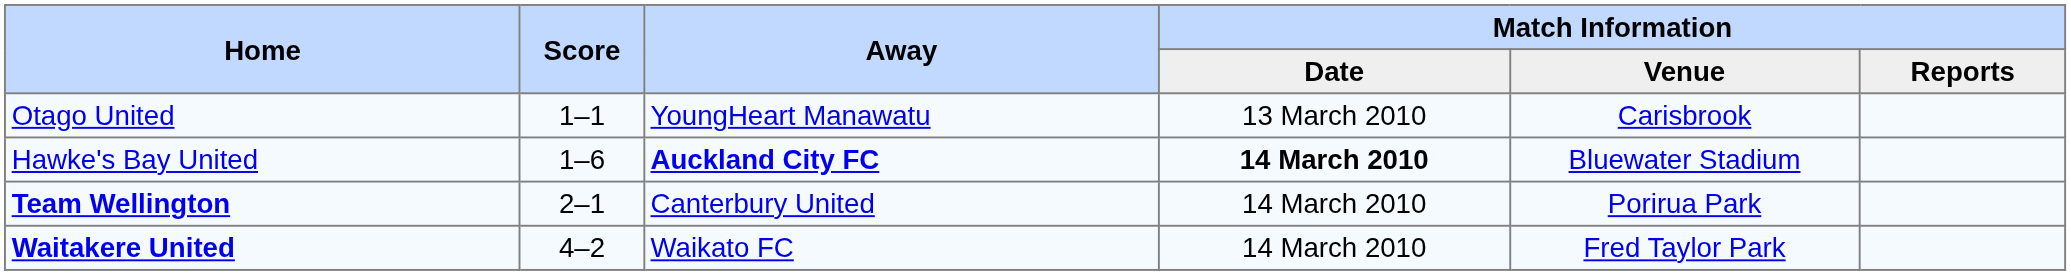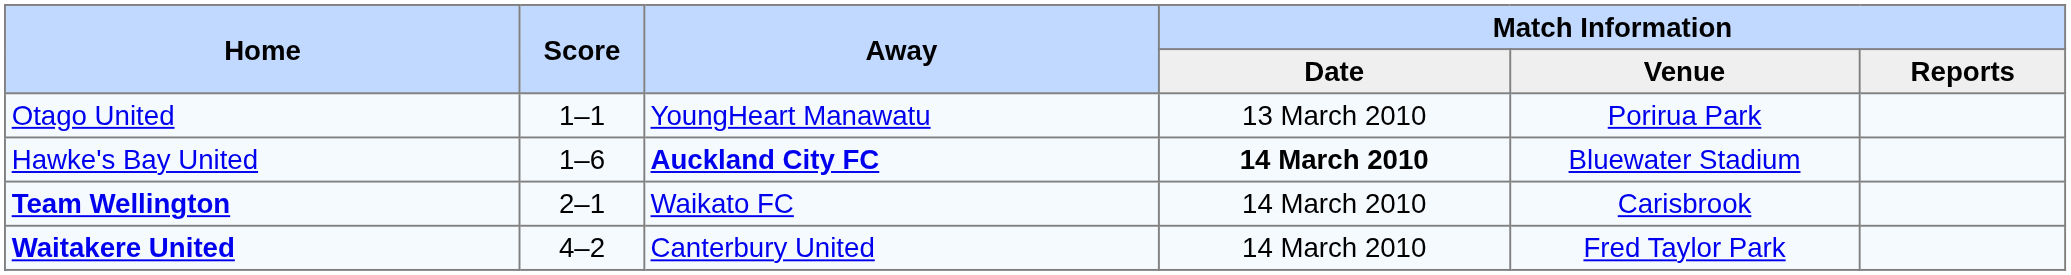(1685, 115) Carisbrook -> (1685, 115) Porirua Park
(763, 204) Canterbury United -> (722, 204) Waikato FC
(1685, 204) Porirua Park -> (1685, 204) Carisbrook
(722, 248) Waikato FC -> (763, 248) Canterbury United
